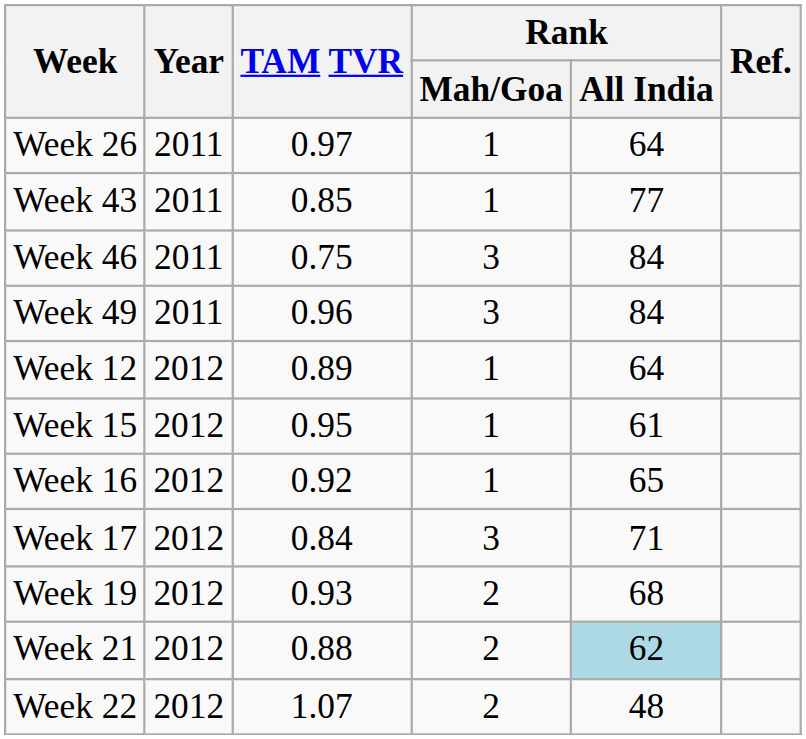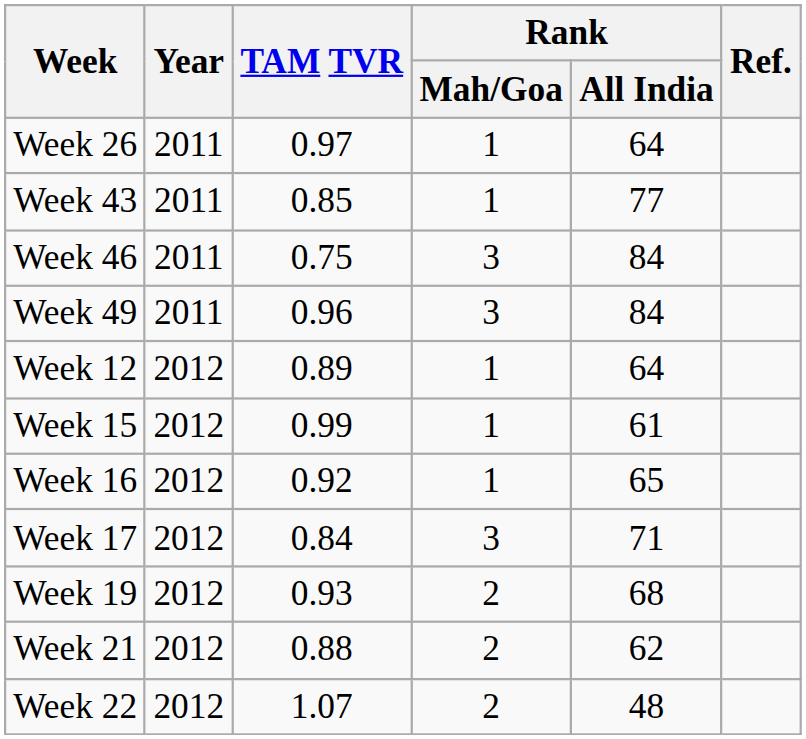(322, 425) 0.95 -> (322, 425) 0.99
(646, 649) lightblue background -> (646, 649) no background
